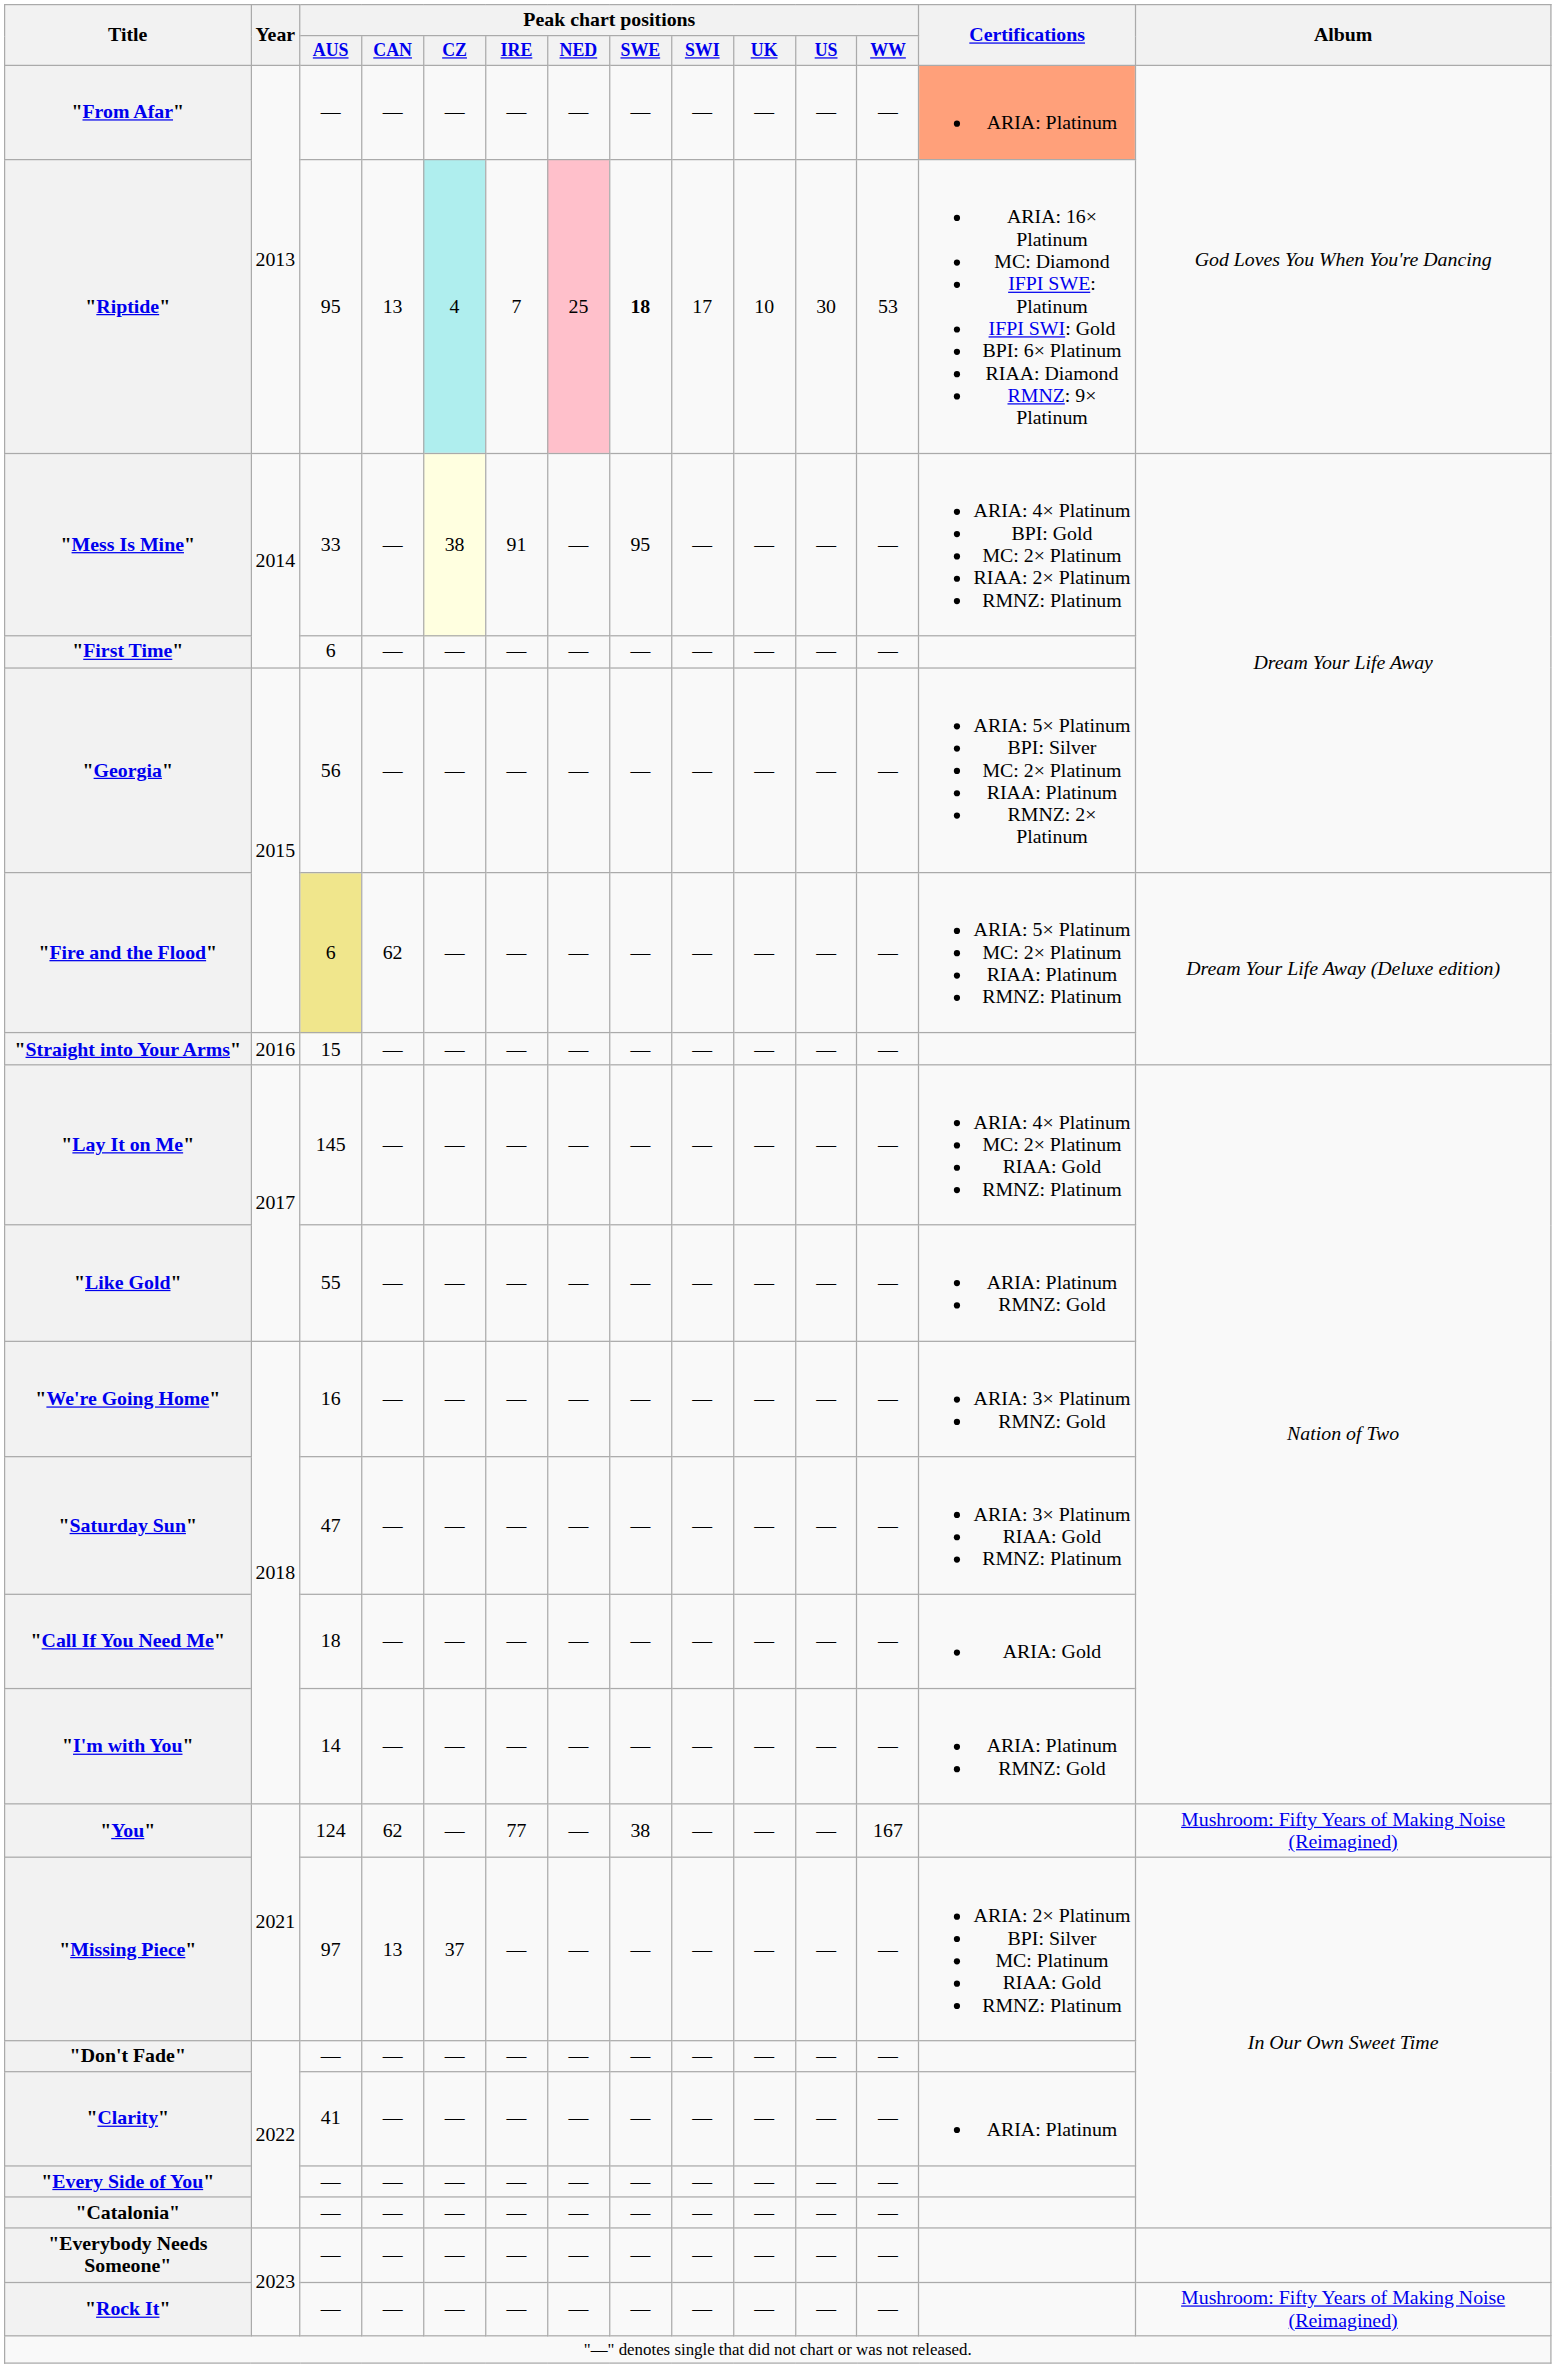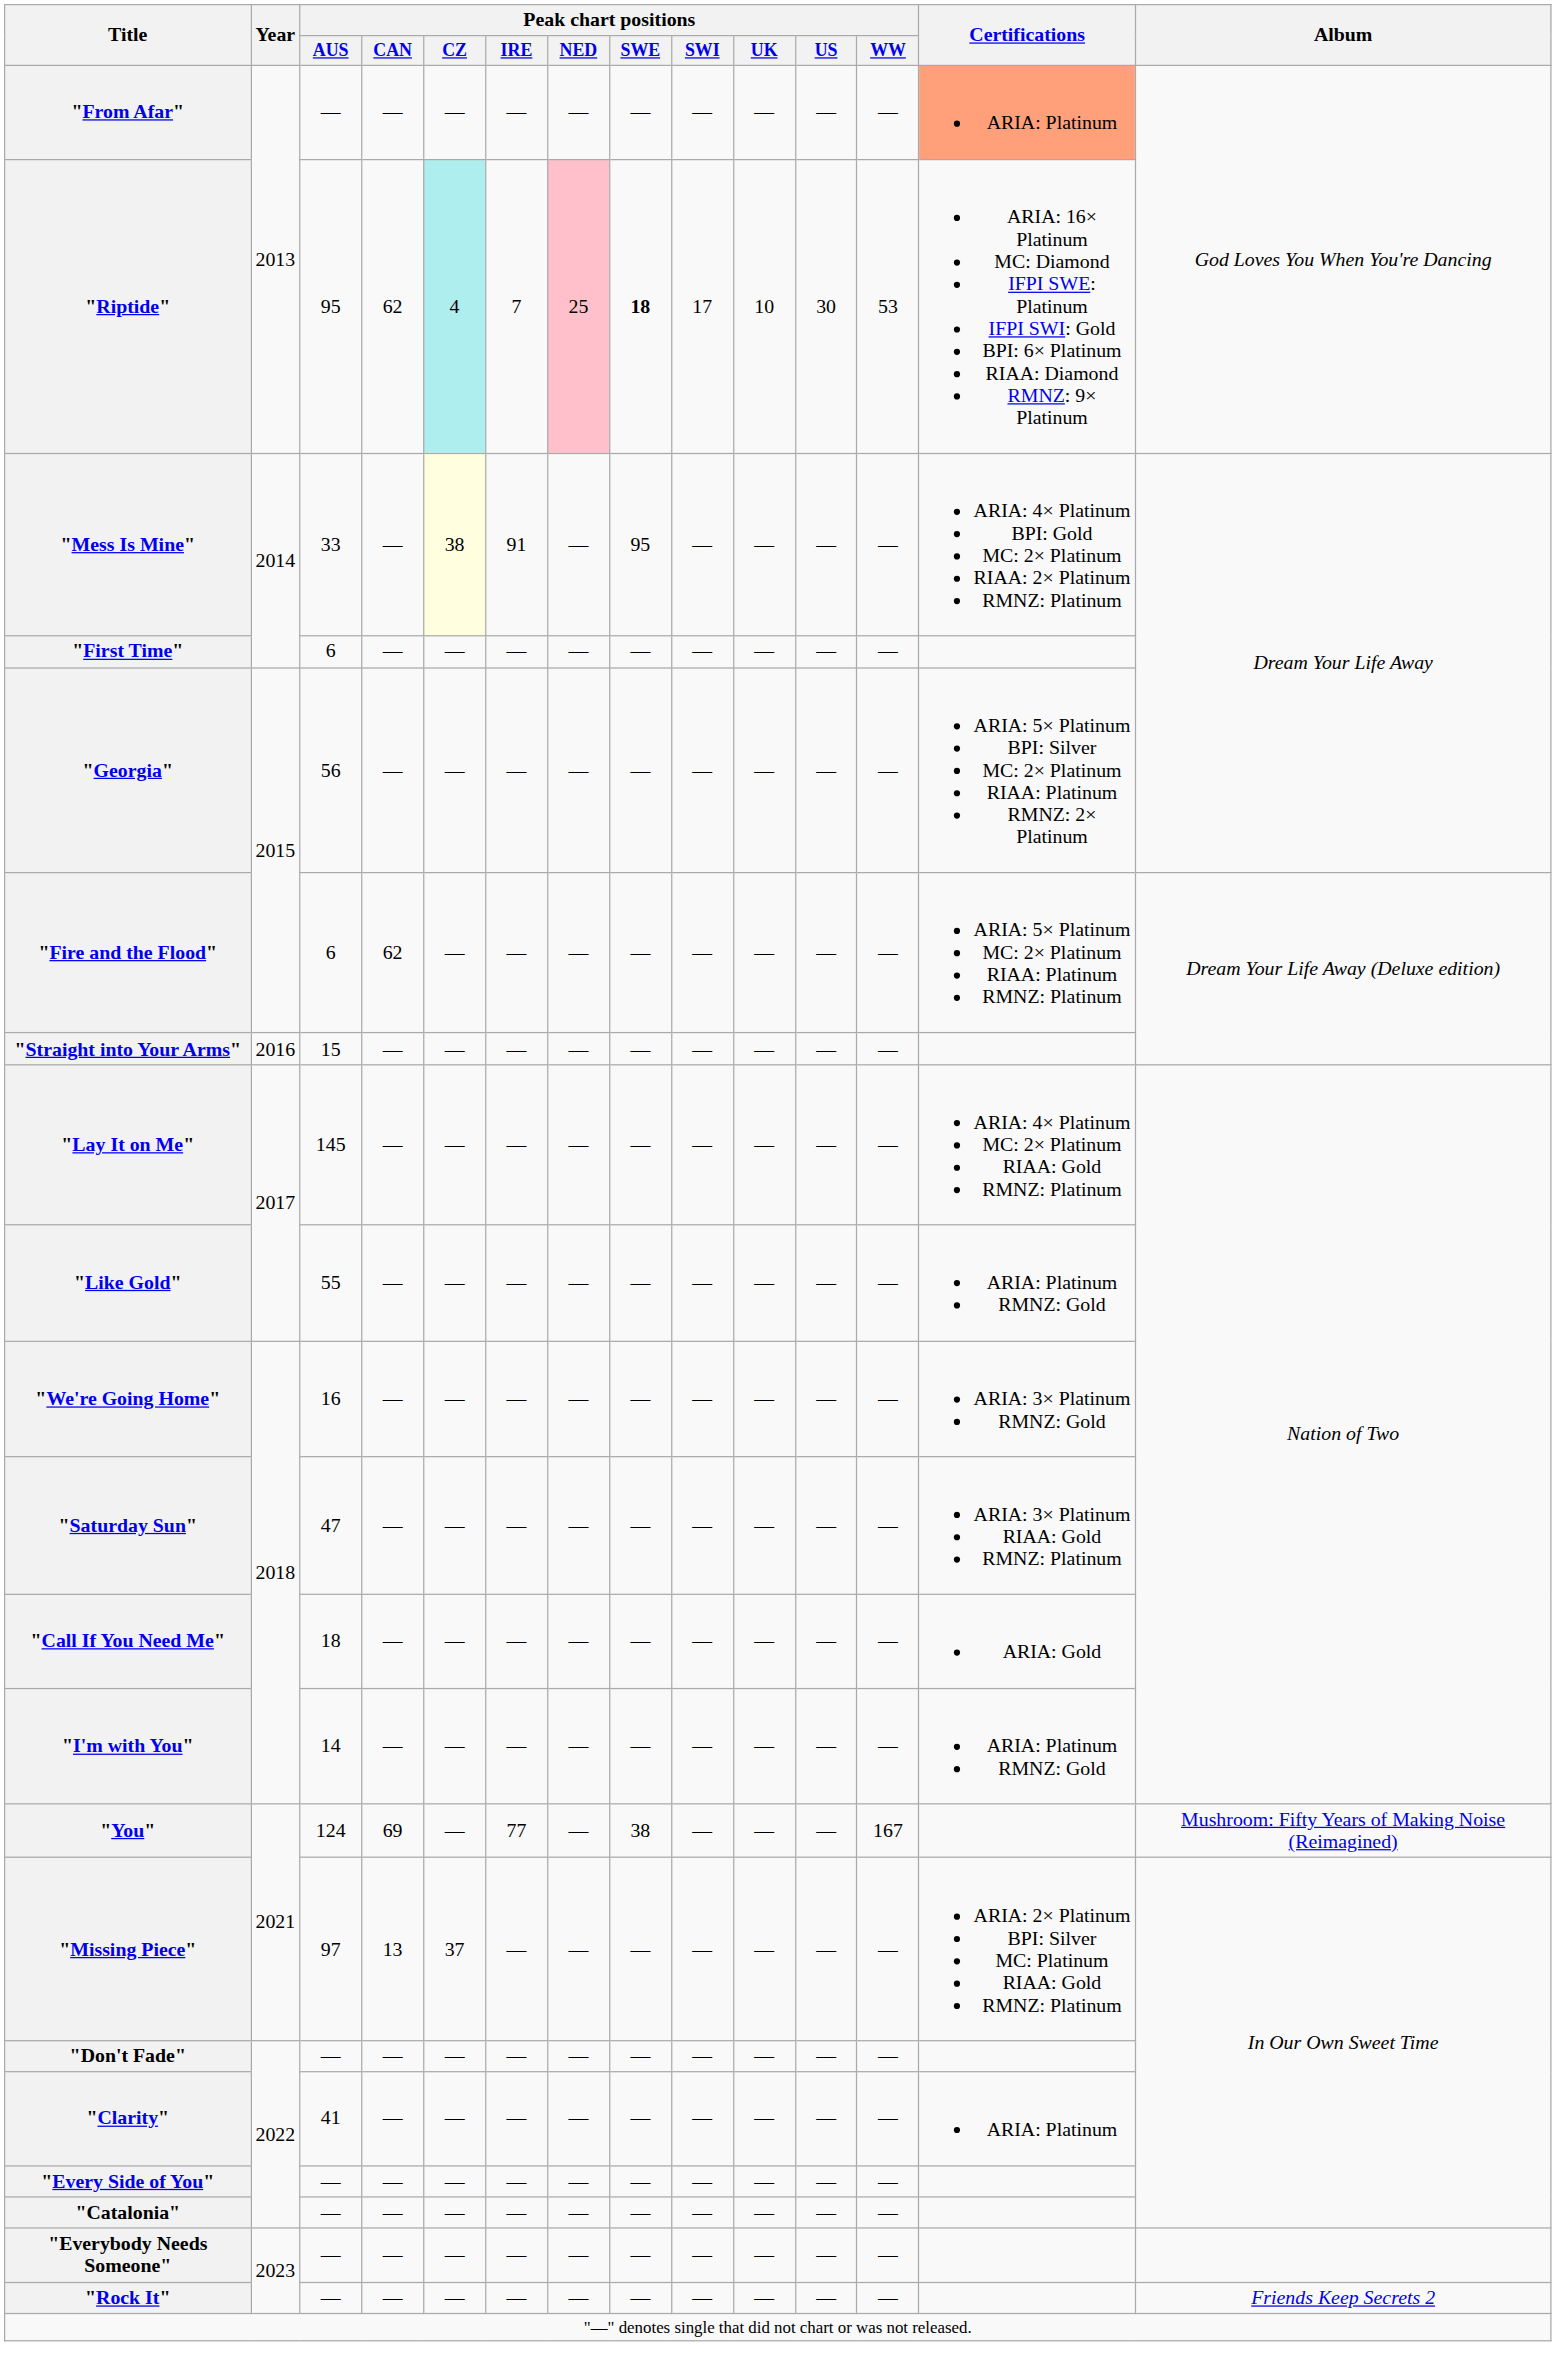(393, 306) 13 -> (393, 306) 62
(331, 952) khaki background -> (331, 952) no background
(393, 1830) 62 -> (393, 1830) 69
(1343, 2308) Mushroom: Fifty Years of Making Noise (Reimagined) -> (1343, 2297) Friends Keep Secrets 2
